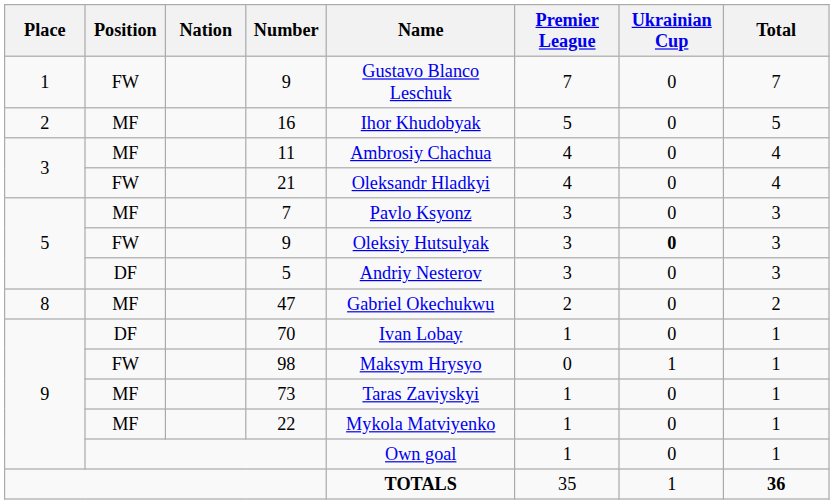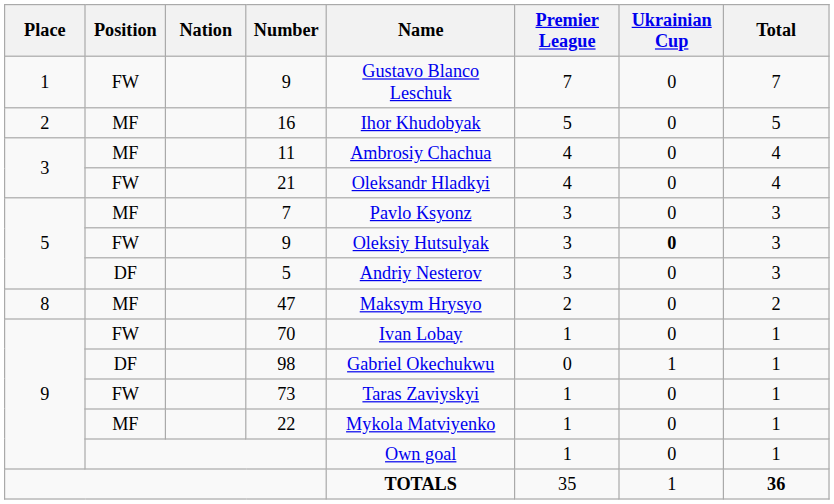(421, 303) Gabriel Okechukwu -> (421, 303) Maksym Hrysyo
(125, 333) DF -> (125, 333) FW
(125, 363) FW -> (125, 363) DF
(421, 363) Maksym Hrysyo -> (421, 363) Gabriel Okechukwu
(125, 393) MF -> (125, 393) FW
